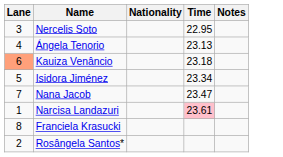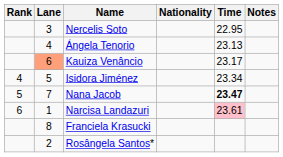+ column: (19, 13)
(199, 62) 23.18 -> (229, 62) 23.17
(199, 95) normal -> (229, 95) bold
